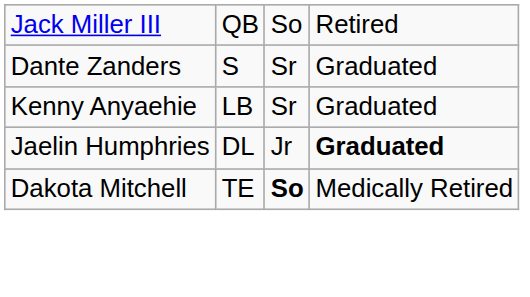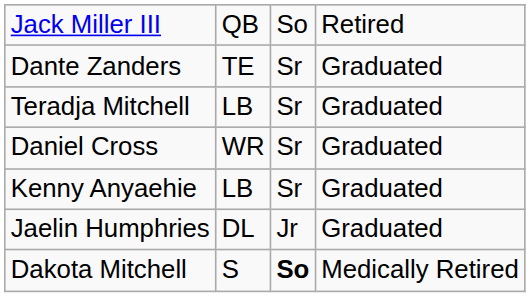(230, 65) S -> (238, 65) TE
+ row: (100, 106)
+ row: (84, 147)
(380, 147) bold -> (382, 229) normal
(238, 188) TE -> (230, 270) S
